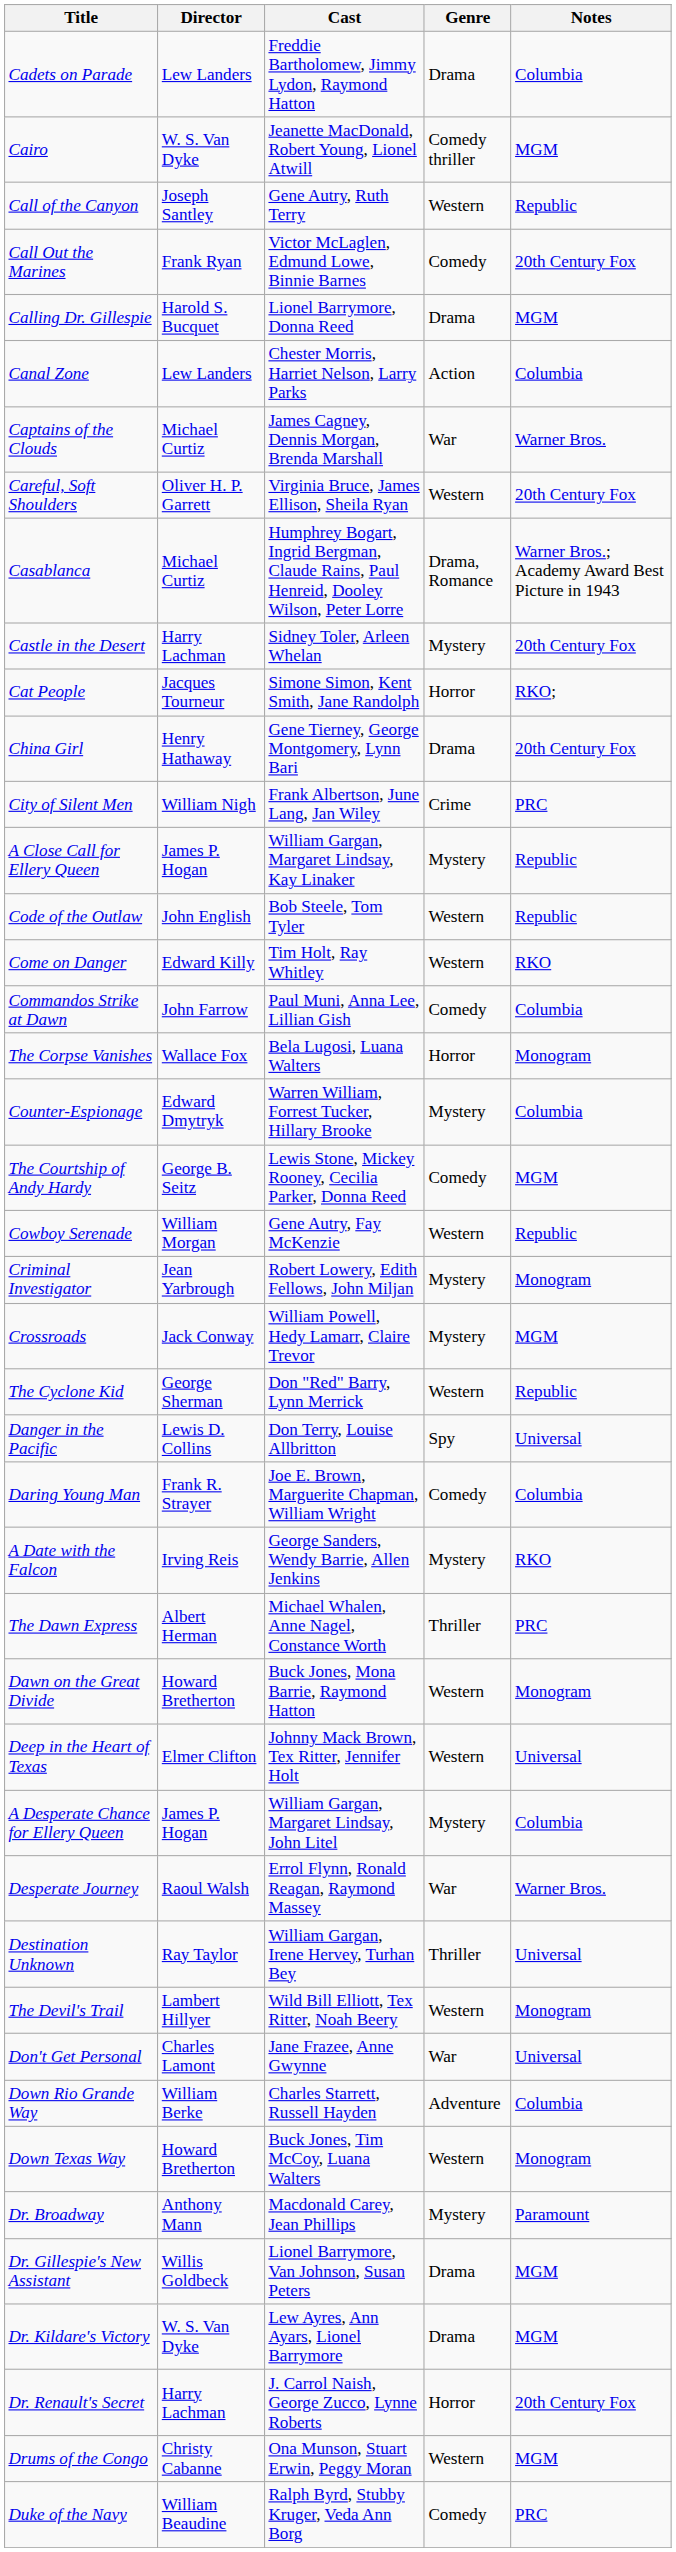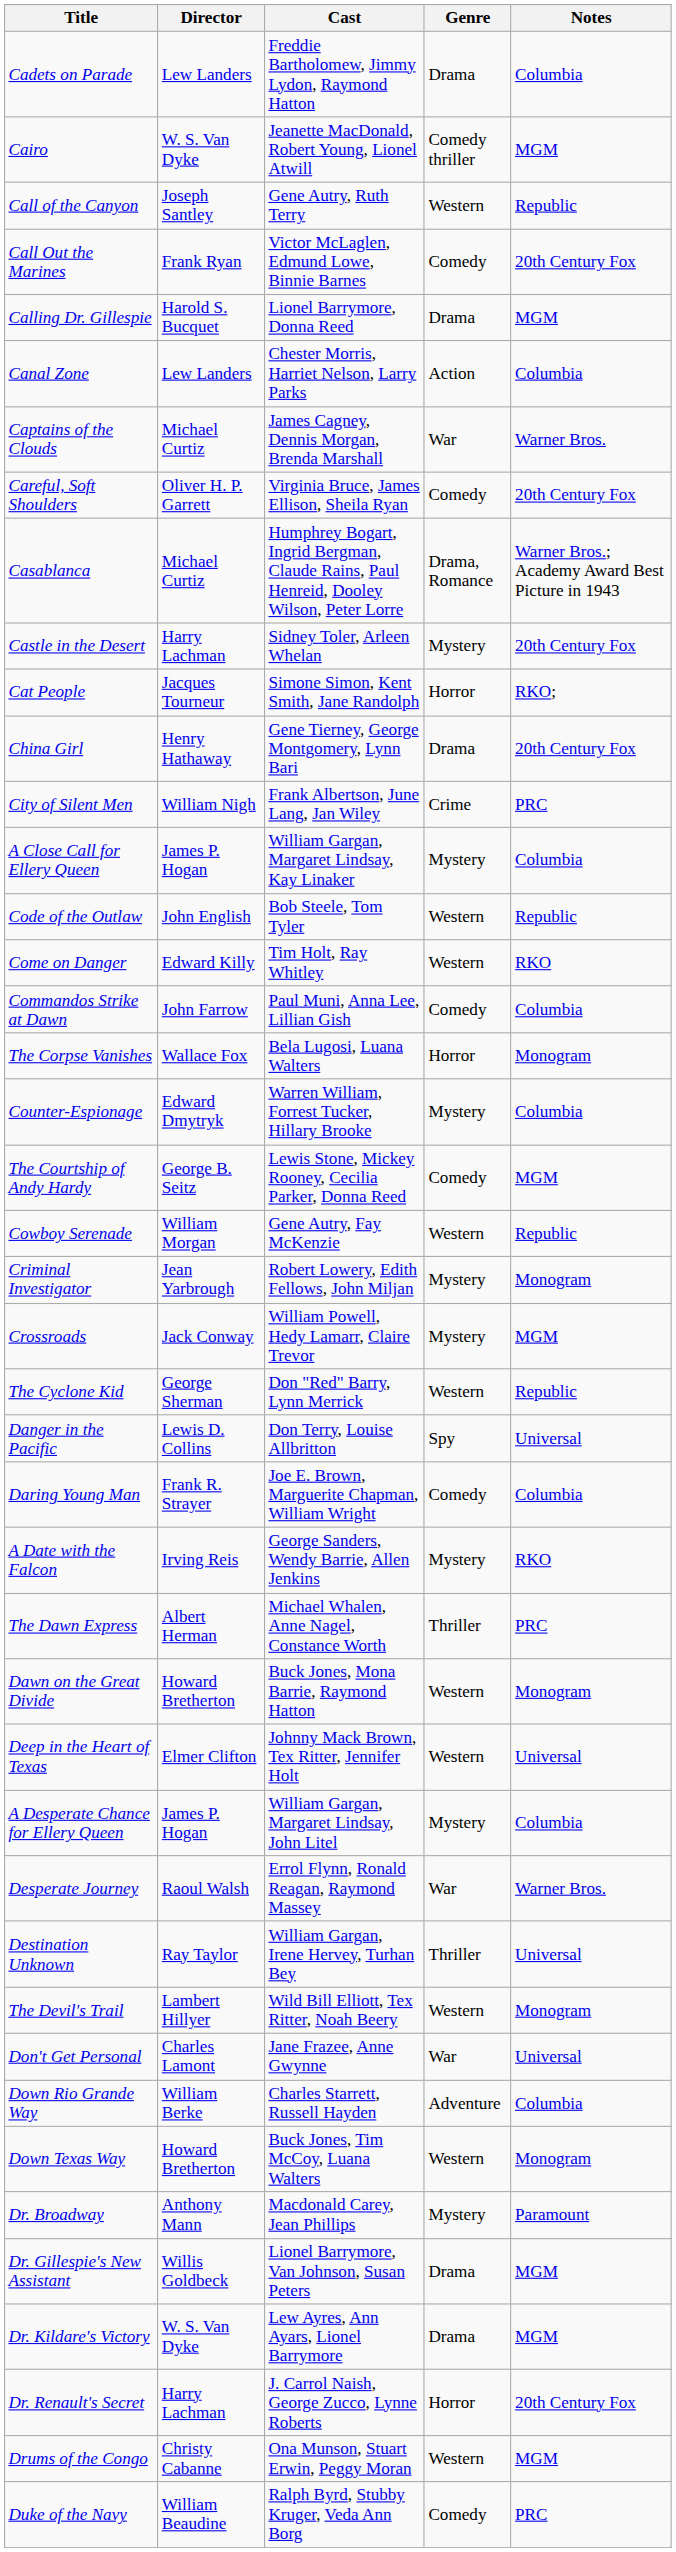(456, 495) Western -> (457, 495) Comedy
(546, 860) Republic -> (549, 860) Columbia
